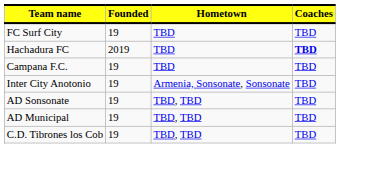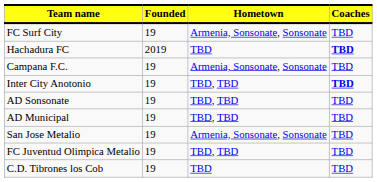(164, 32) TBD -> (258, 32) Armenia, Sonsonate, Sonsonate
(164, 66) TBD -> (258, 66) Armenia, Sonsonate, Sonsonate
(222, 83) Armenia, Sonsonate, Sonsonate -> (214, 83) TBD, TBD
(305, 83) normal -> (343, 83) bold
+ row: (43, 134)
+ row: (73, 151)
(177, 134) TBD, TBD -> (201, 168) TBD
